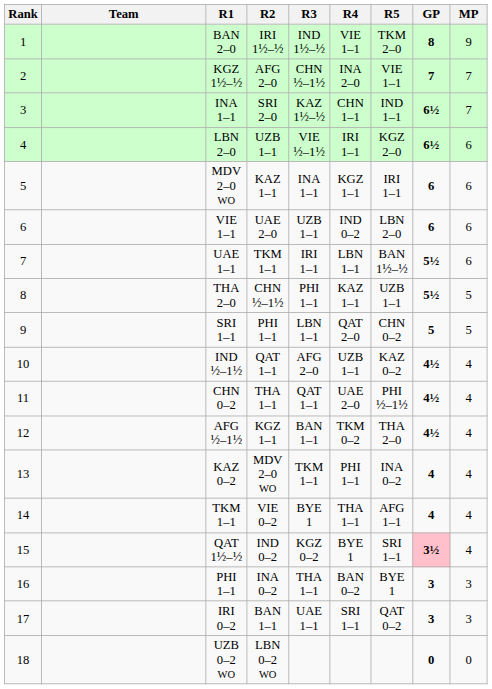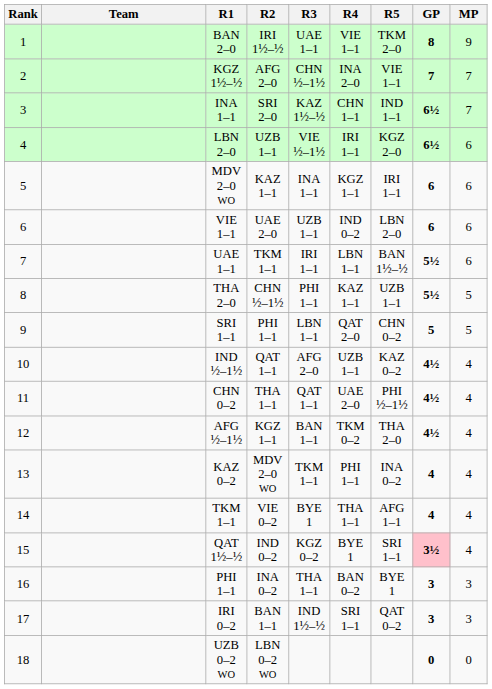(309, 41) IND 1½–½ -> (309, 41) UAE 1–1
(309, 618) UAE 1–1 -> (309, 618) IND 1½–½
